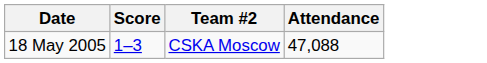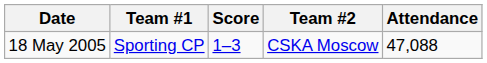+ column: (159, 18)
